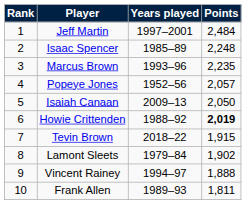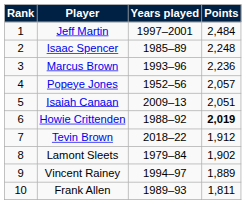(221, 66) 2,235 -> (221, 66) 2,236
(221, 102) 2,050 -> (221, 102) 2,051
(221, 137) 1,915 -> (221, 137) 1,912
(221, 173) 1,888 -> (221, 173) 1,889
